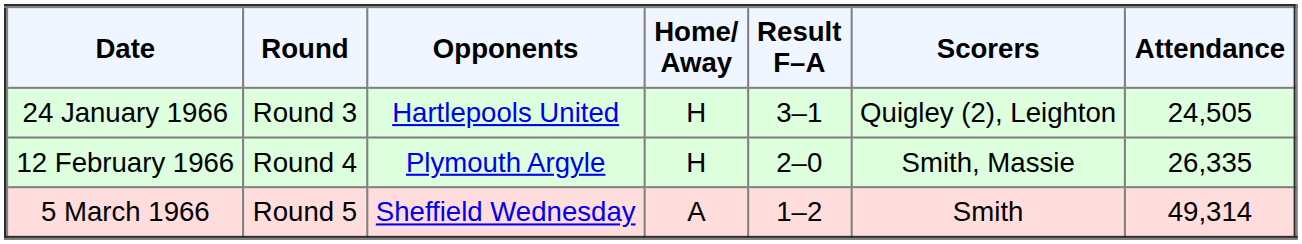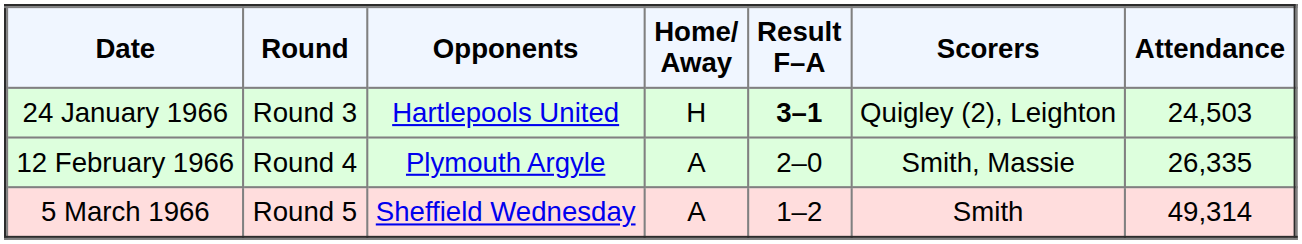(799, 113) normal -> (799, 113) bold
(1210, 113) 24,505 -> (1210, 113) 24,503
(696, 162) H -> (696, 162) A
